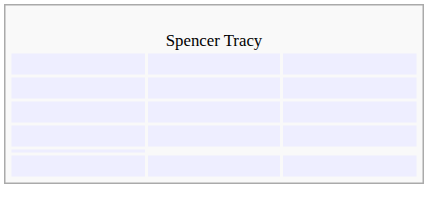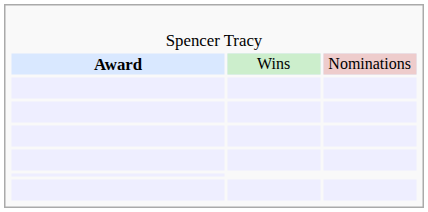+ row: (118, 64)
